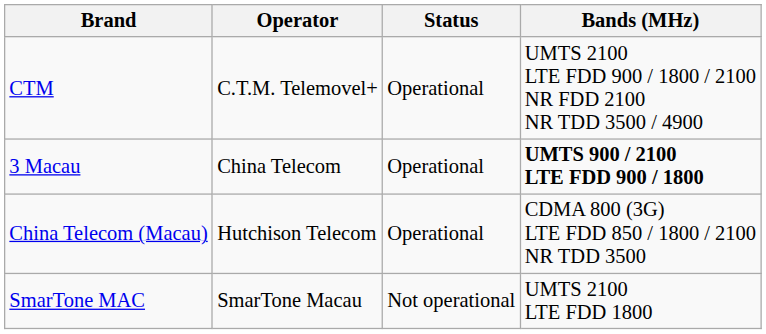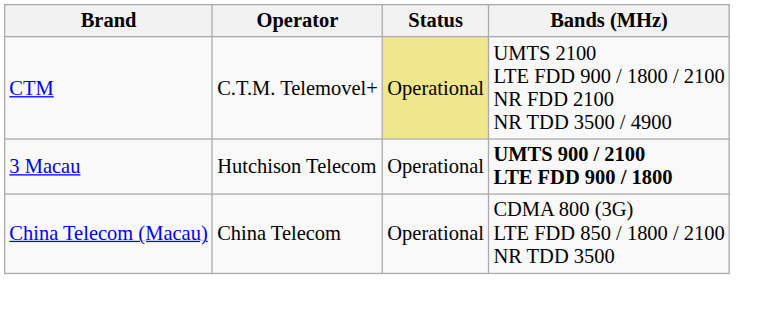(436, 87) no background -> (436, 87) khaki background
(279, 166) China Telecom -> (297, 166) Hutchison Telecom
(297, 233) Hutchison Telecom -> (279, 233) China Telecom
- row: (77, 300)
